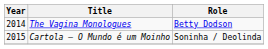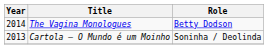(16, 37) 2015 -> (16, 37) 2013
